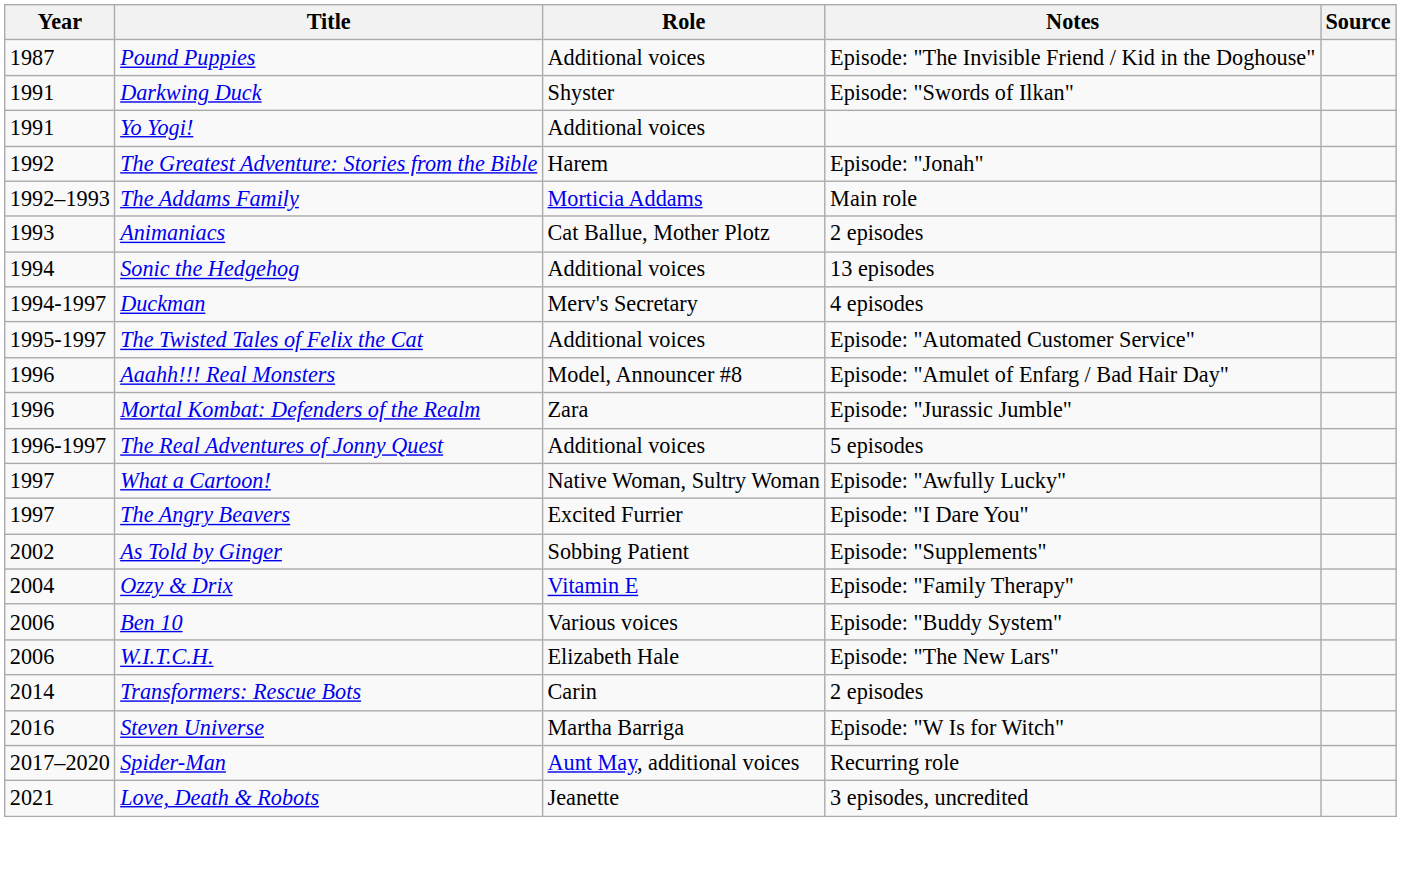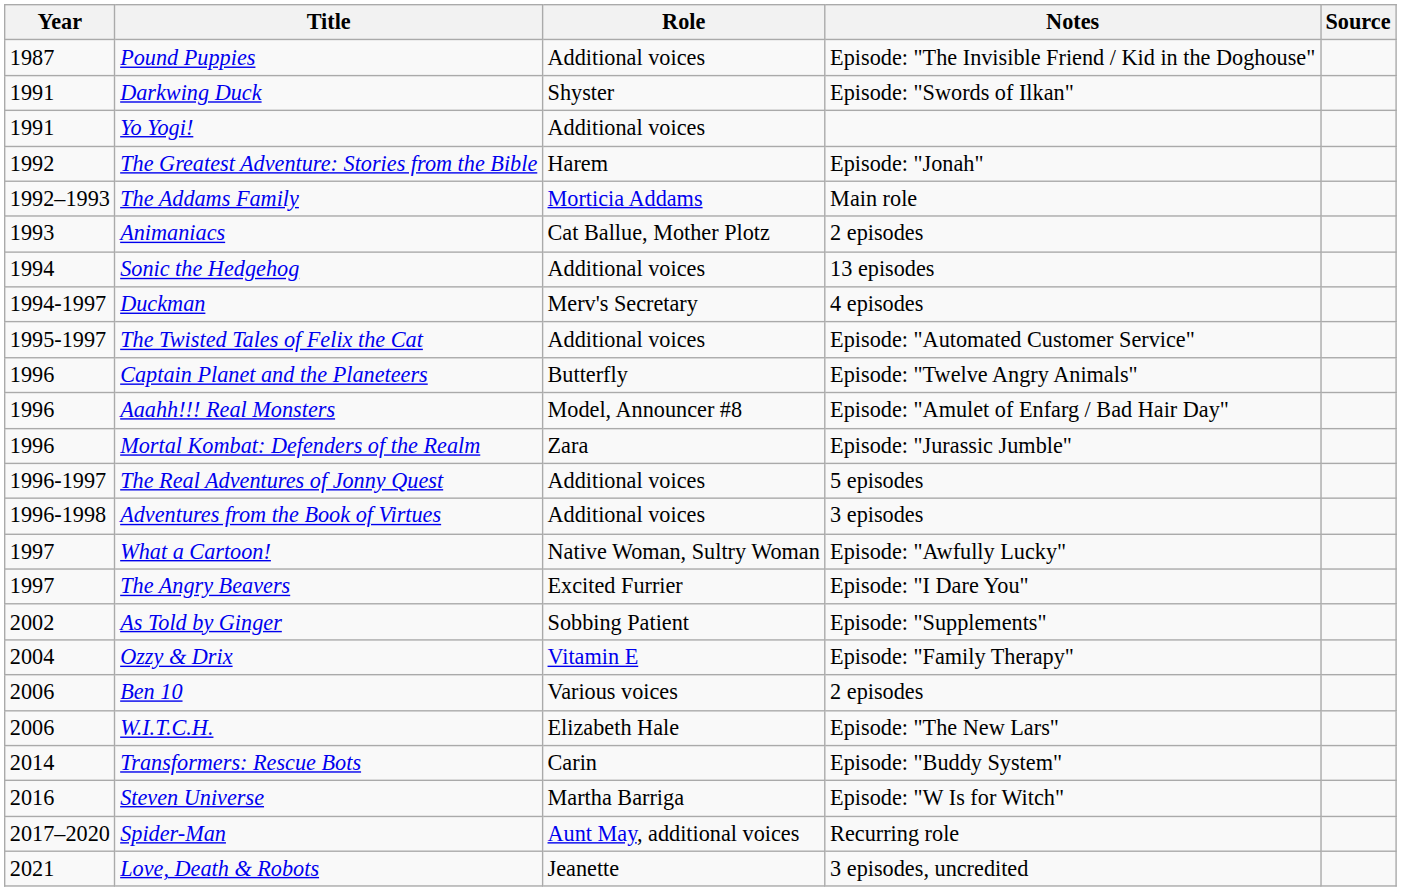+ row: (274, 374)
+ row: (281, 515)
(946, 621) Episode: "Buddy System" -> (877, 692) 2 episodes
(877, 692) 2 episodes -> (946, 762) Episode: "Buddy System"
